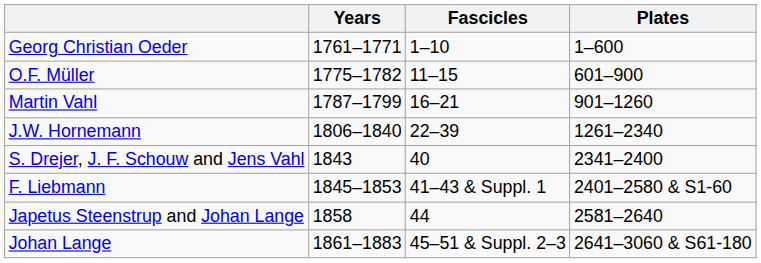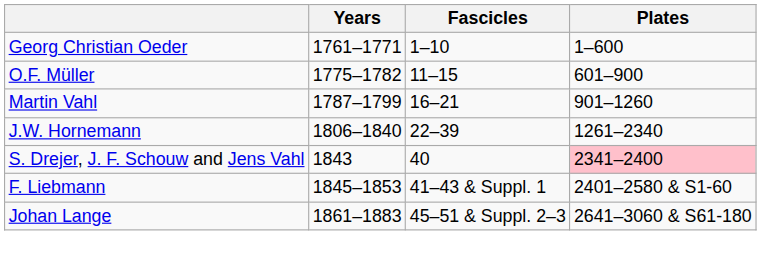(618, 159) no background -> (618, 159) pink background
- row: (156, 215)
